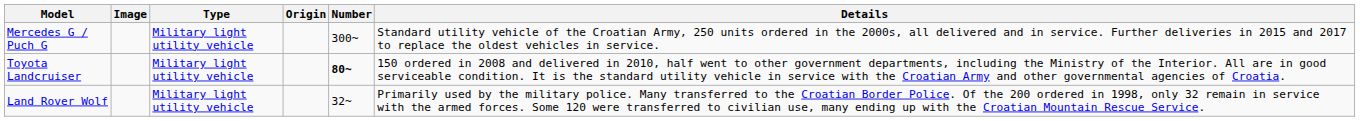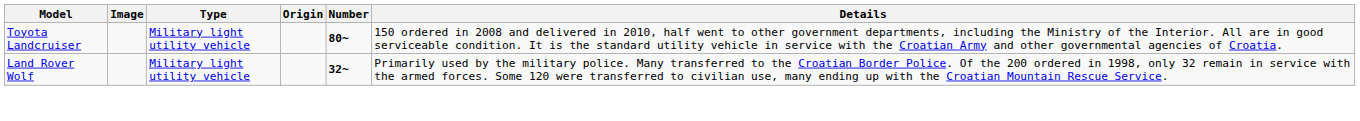- row: (47, 38)
(342, 100) normal -> (339, 69) bold
